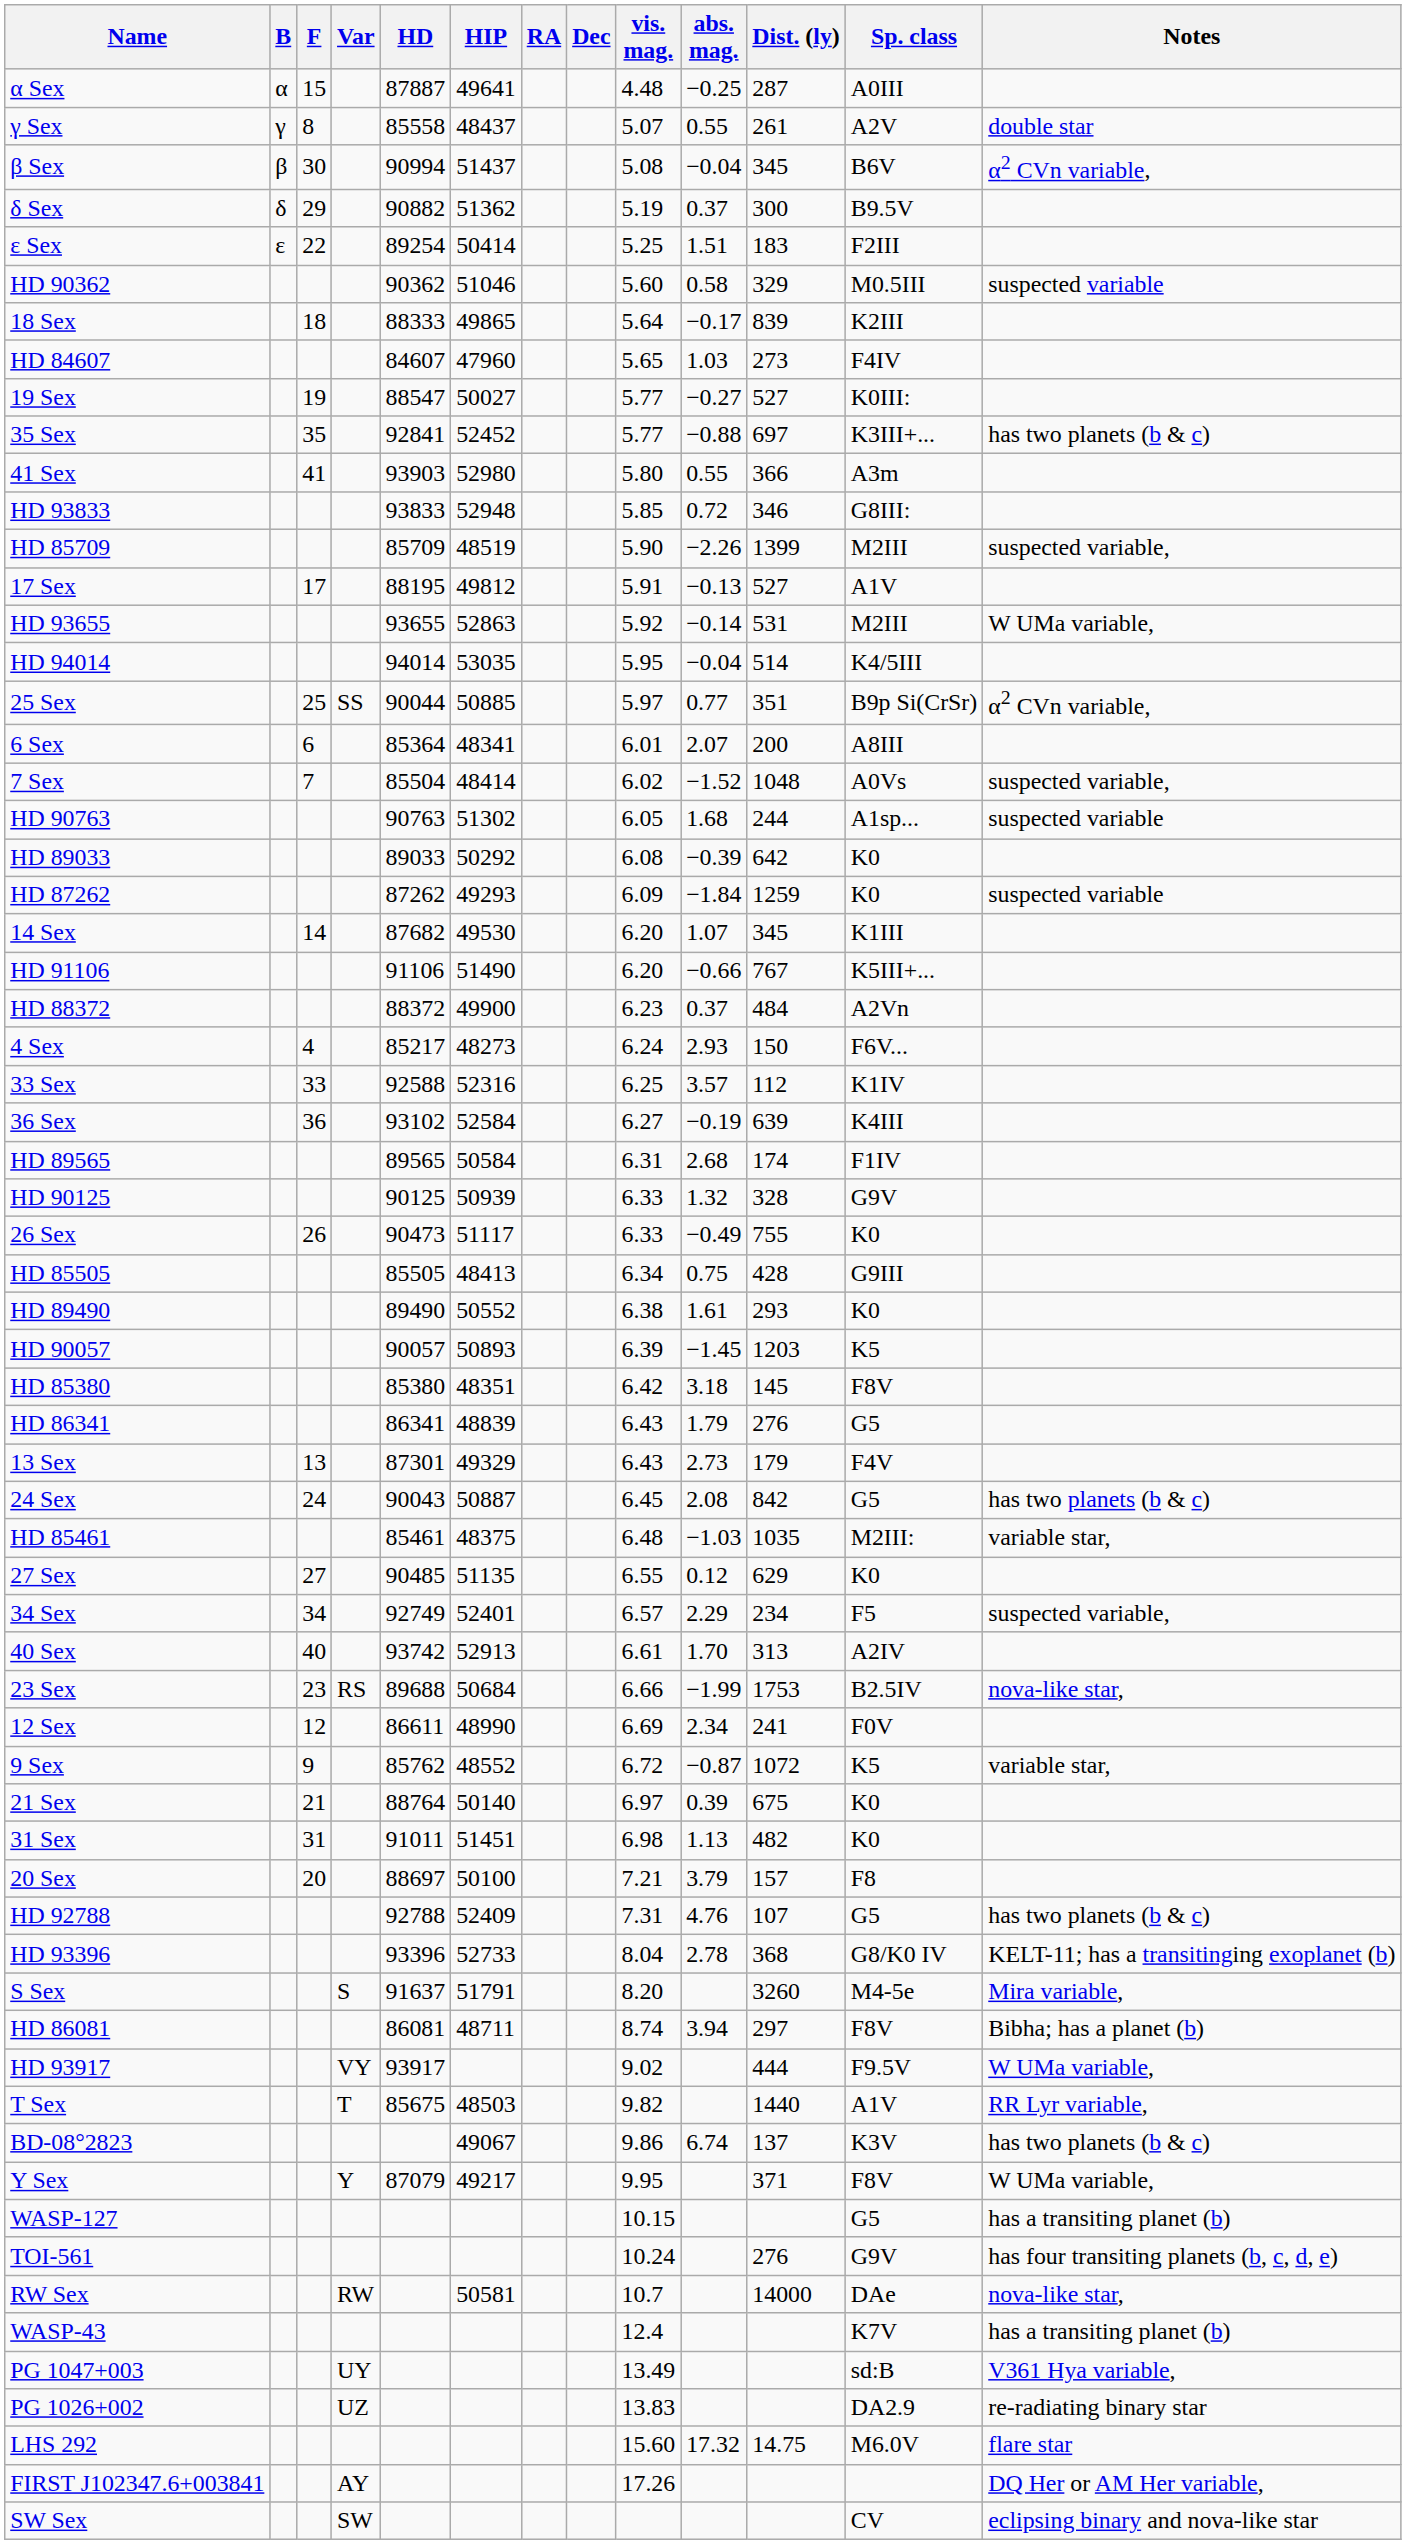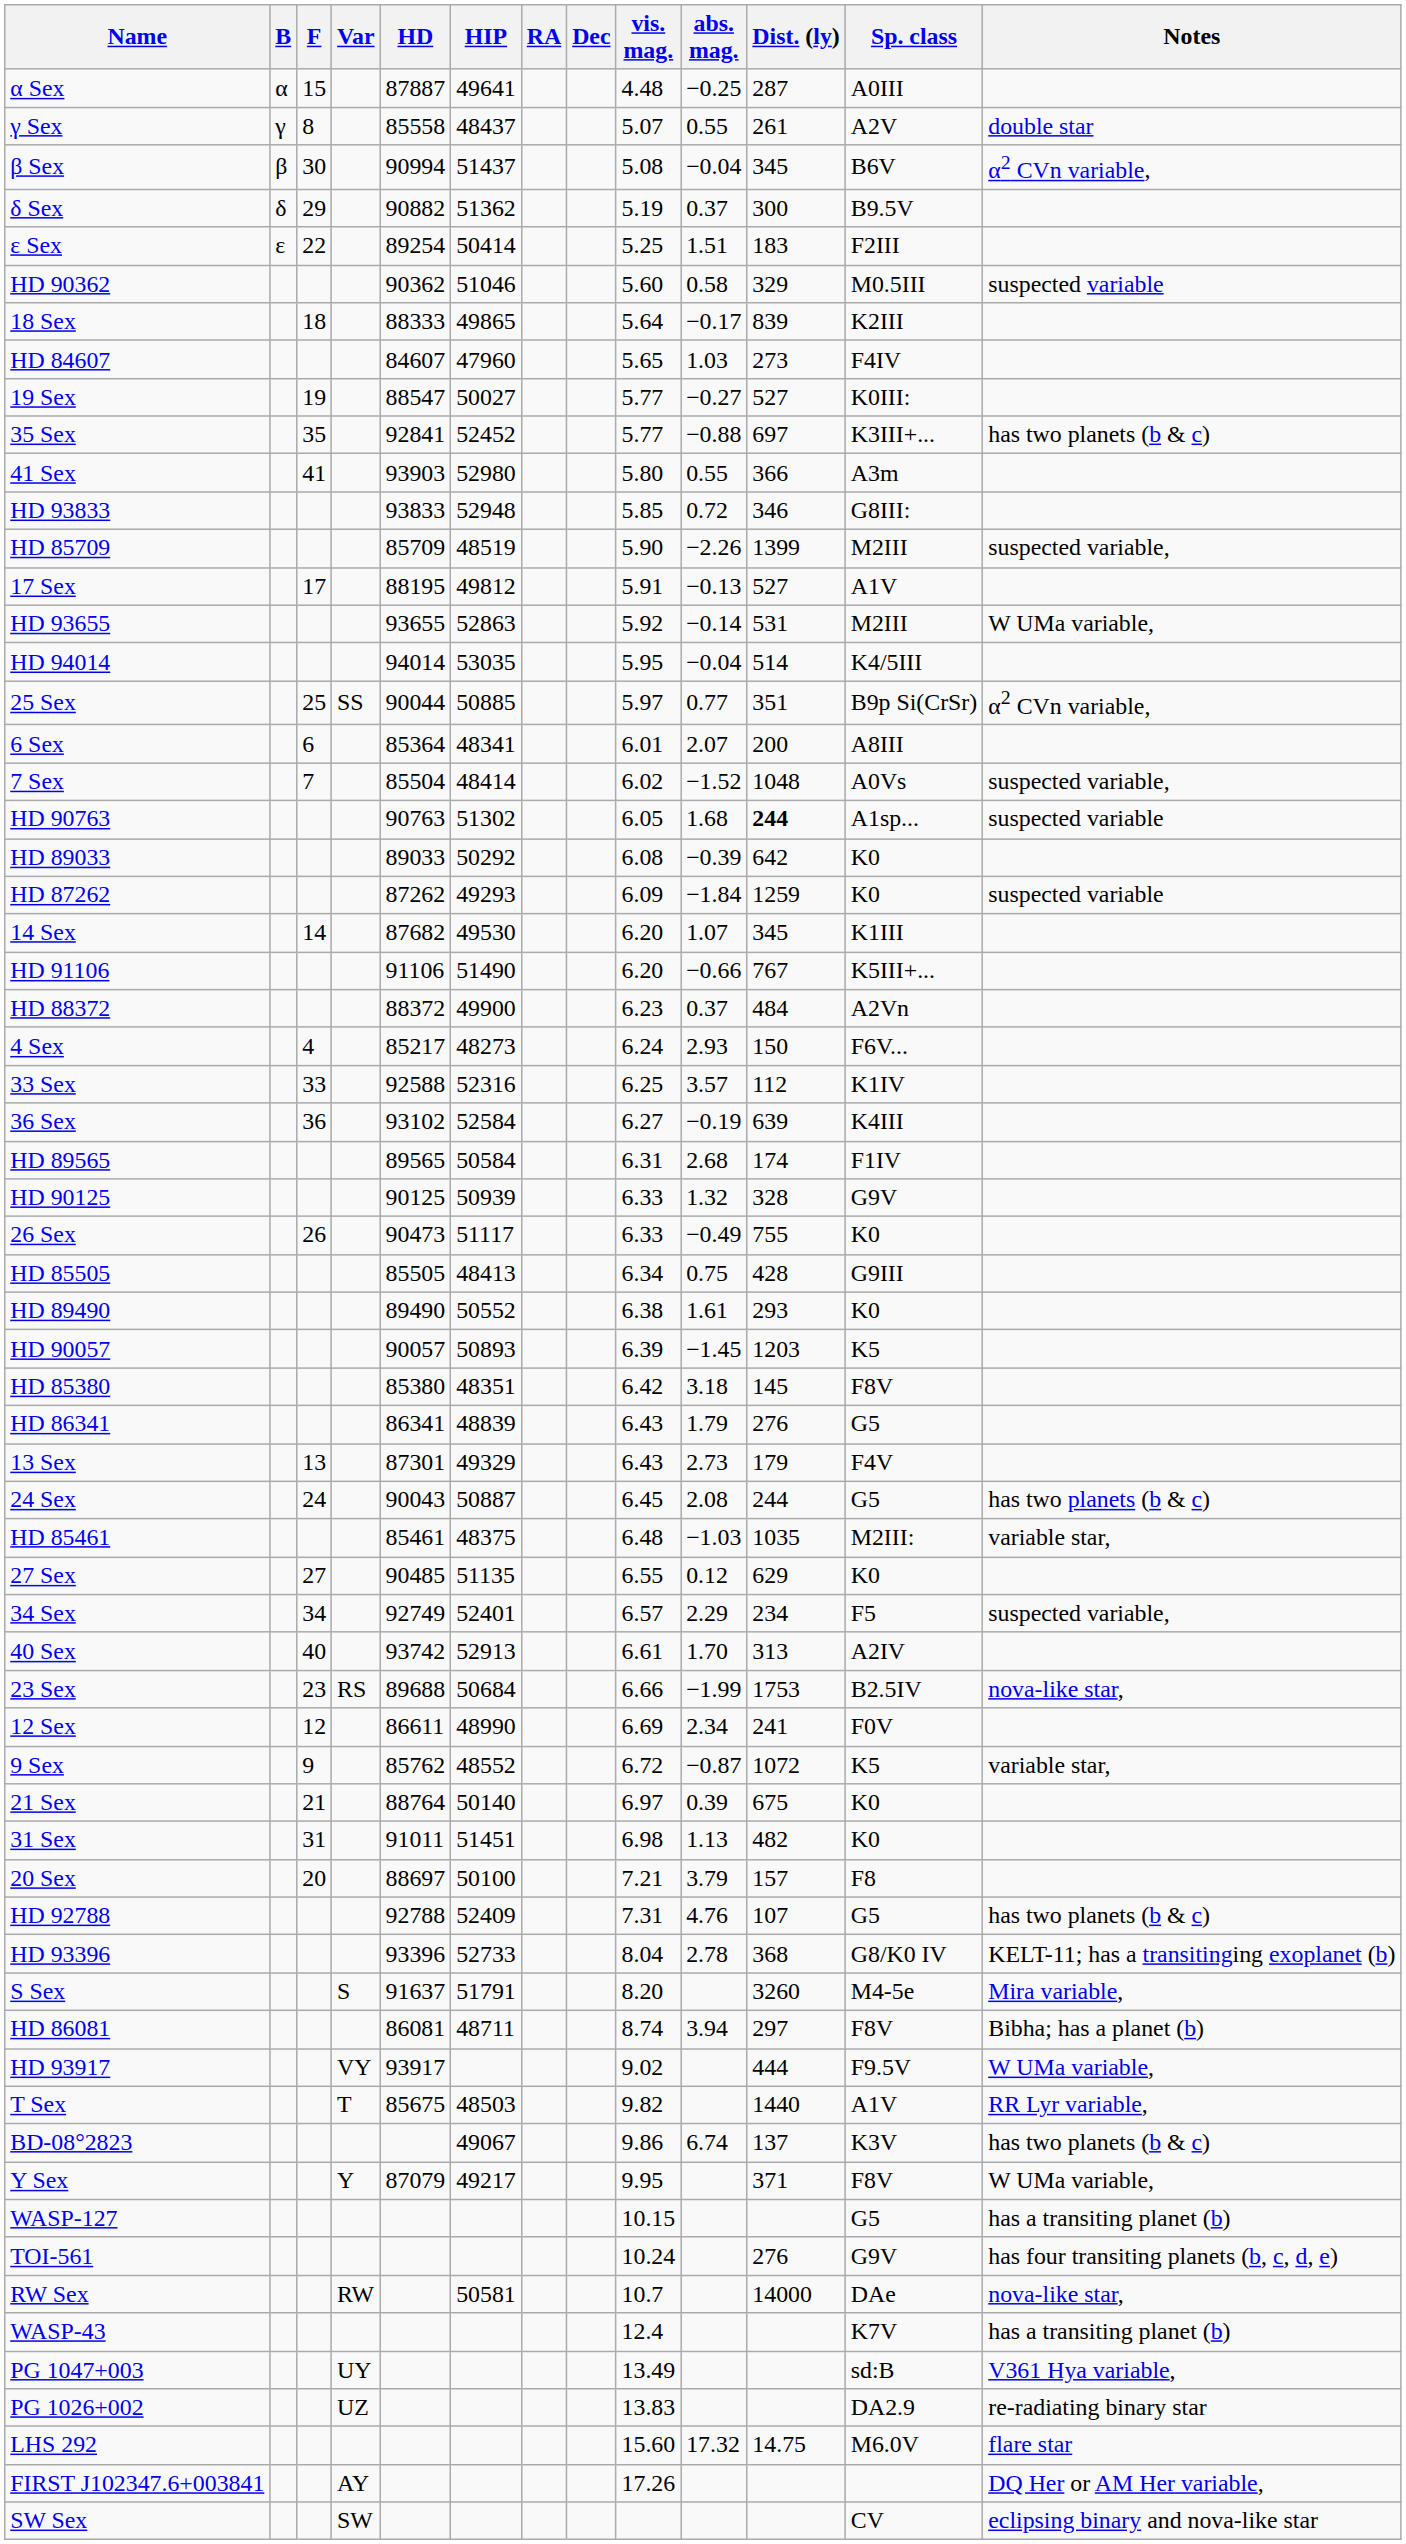(770, 819) normal -> (770, 819) bold
(770, 1499) 842 -> (770, 1499) 244
